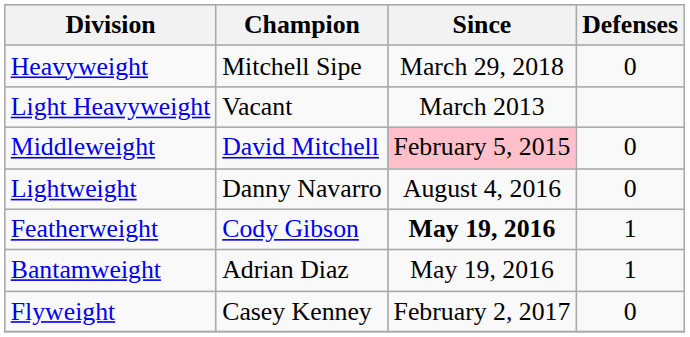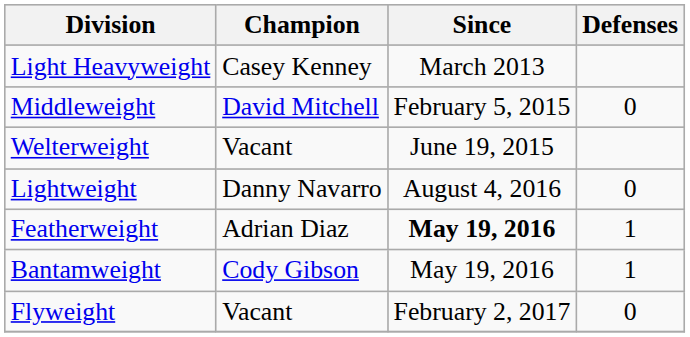- row: (79, 65)
(257, 106) Vacant -> (297, 65) Casey Kenney
(482, 147) pink background -> (482, 106) no background
+ row: (80, 147)
(291, 229) Cody Gibson -> (286, 229) Adrian Diaz
(286, 270) Adrian Diaz -> (291, 270) Cody Gibson
(297, 310) Casey Kenney -> (257, 310) Vacant
